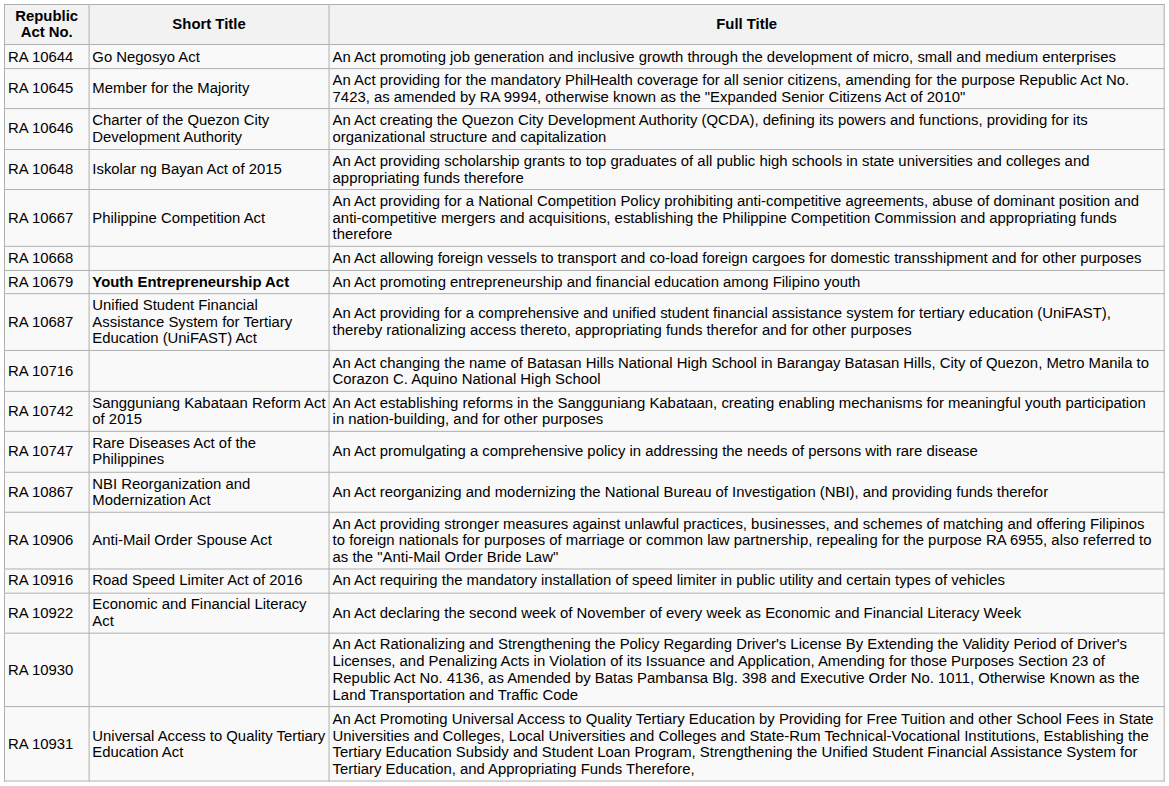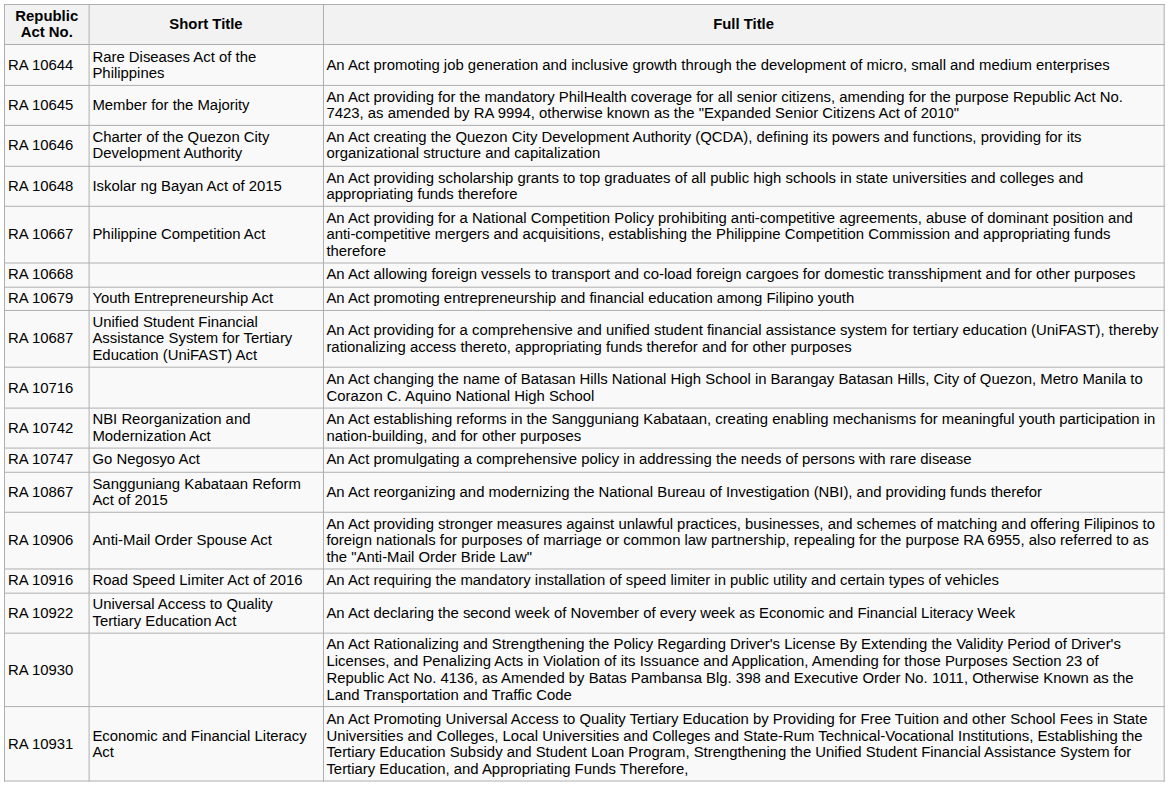(146, 56) Go Negosyo Act -> (174, 65) Rare Diseases Act of the Philippines
(191, 281) bold -> (183, 298) normal
(209, 411) Sangguniang Kabataan Reform Act of 2015 -> (171, 428) NBI Reorganization and Modernization Act
(174, 451) Rare Diseases Act of the Philippines -> (146, 460) Go Negosyo Act
(171, 491) NBI Reorganization and Modernization Act -> (197, 491) Sangguniang Kabataan Reform Act of 2015
(199, 613) Economic and Financial Literacy Act -> (183, 613) Universal Access to Quality Tertiary Education Act
(209, 743) Universal Access to Quality Tertiary Education Act -> (200, 743) Economic and Financial Literacy Act
